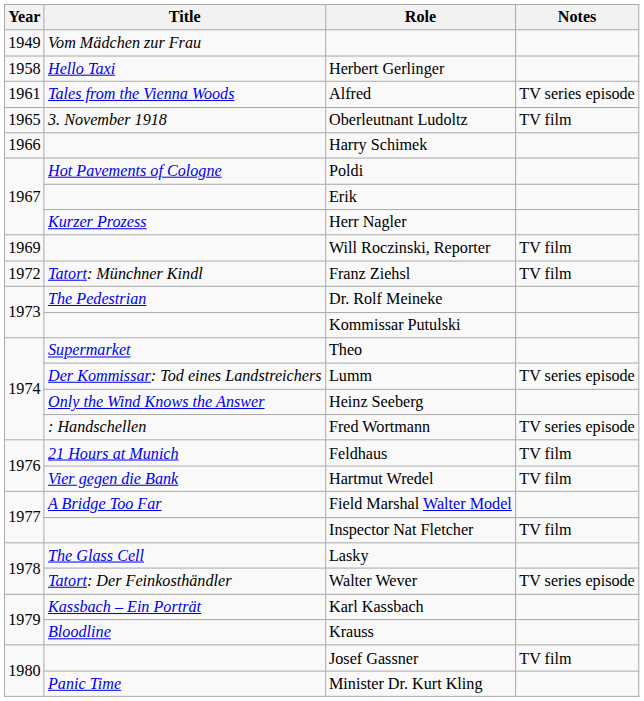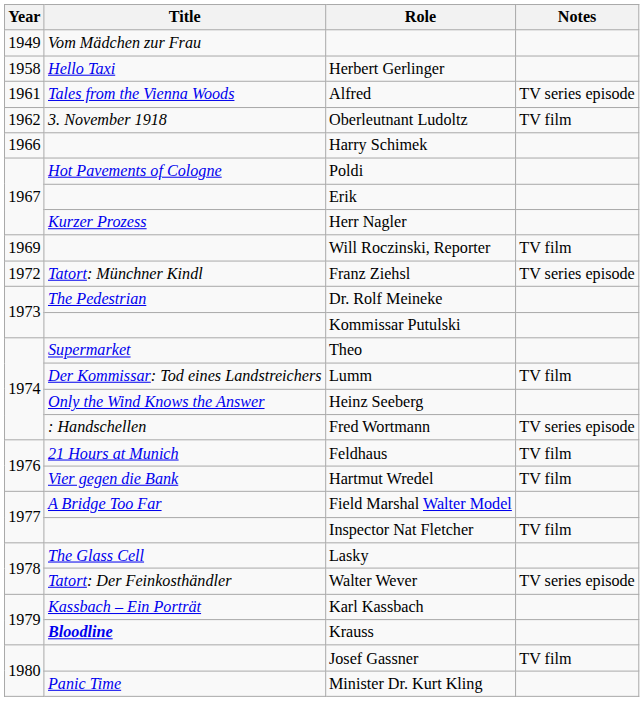(24, 119) 1965 -> (24, 119) 1962
(545, 273) TV film -> (577, 273) TV series episode
(577, 376) TV series episode -> (545, 376) TV film
(79, 632) normal -> (80, 632) bold
